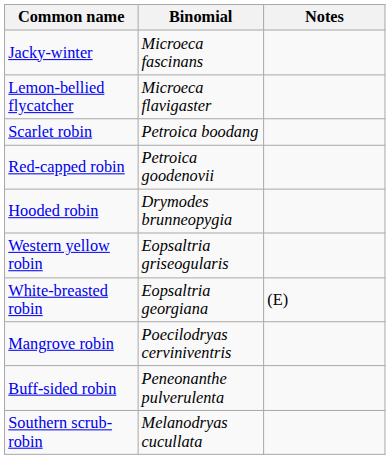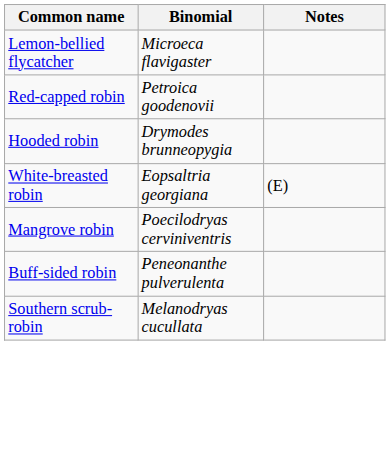- row: (50, 52)
- row: (50, 131)
- row: (59, 255)
